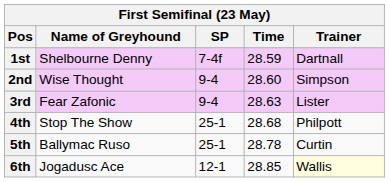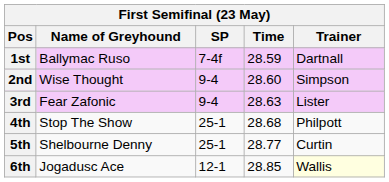(96, 58) Shelbourne Denny -> (85, 58) Ballymac Ruso
(85, 144) Ballymac Ruso -> (96, 144) Shelbourne Denny
(264, 144) 28.78 -> (264, 144) 28.77
